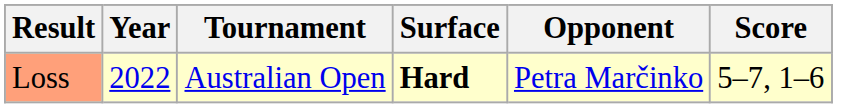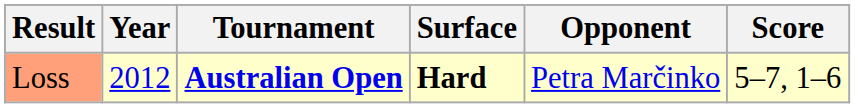(140, 77) 2022 -> (140, 77) 2012
(285, 77) normal -> (294, 77) bold
